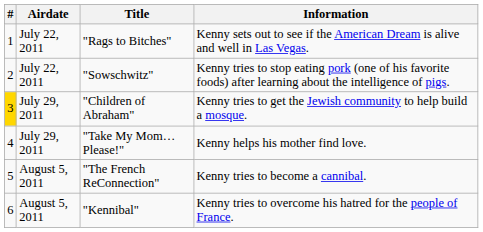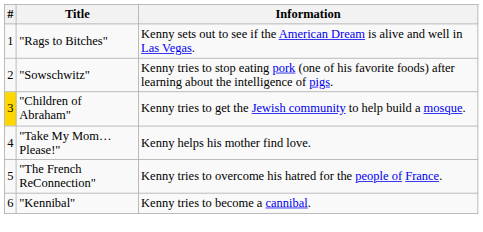- column: (48, 14)
(281, 176) Kenny tries to become a cannibal. -> (292, 176) Kenny tries to overcome his hatred for the people of France.
(327, 210) Kenny tries to overcome his hatred for the people of France. -> (226, 203) Kenny tries to become a cannibal.
